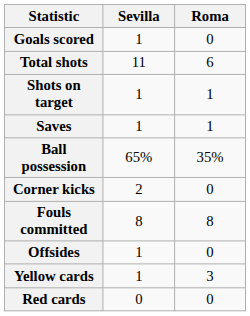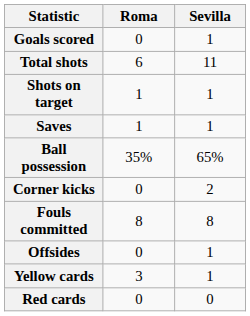columns swapped: (139, 16) <-> (210, 16)
